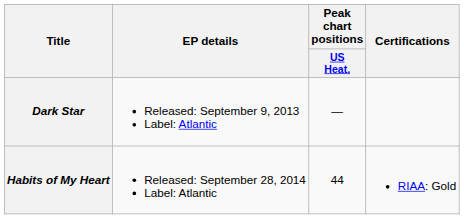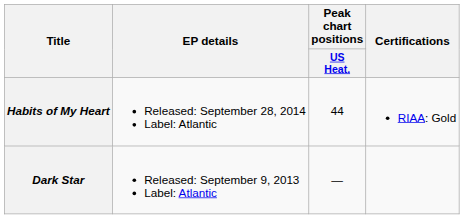rows swapped: (58, 111) <-> (58, 179)
